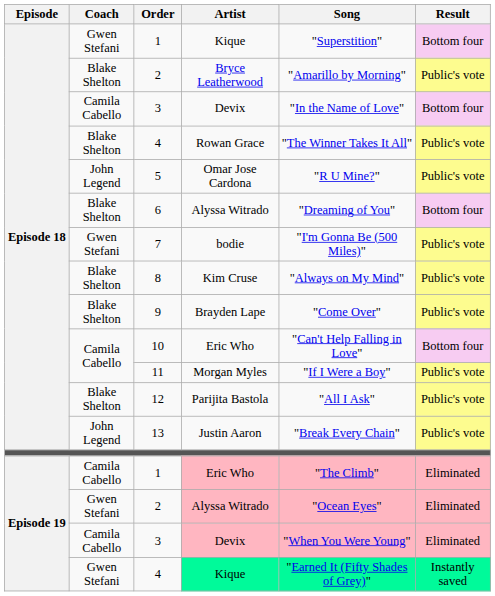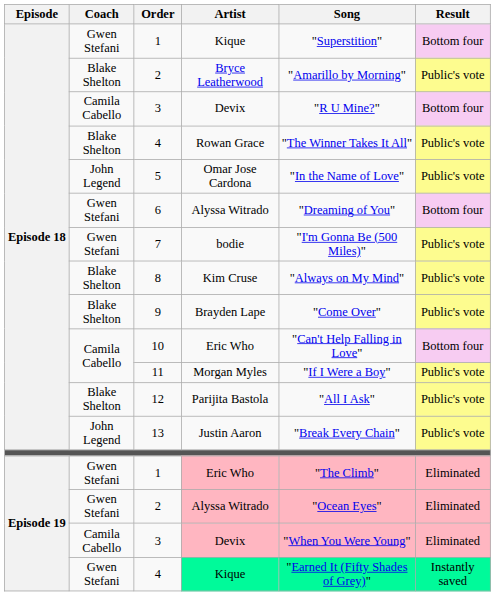(347, 108) "In the Name of Love" -> (347, 108) "R U Mine?"
(347, 176) "R U Mine?" -> (347, 176) "In the Name of Love"
(102, 210) Blake Shelton -> (102, 210) Gwen Stefani
(102, 472) Camila Cabello -> (102, 472) Gwen Stefani
